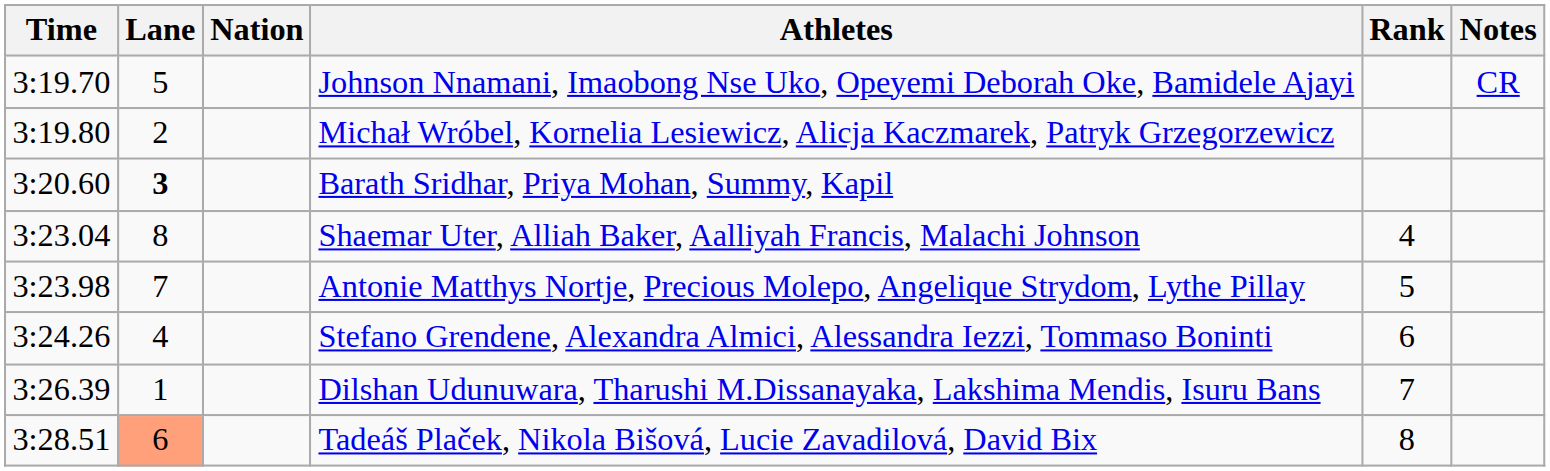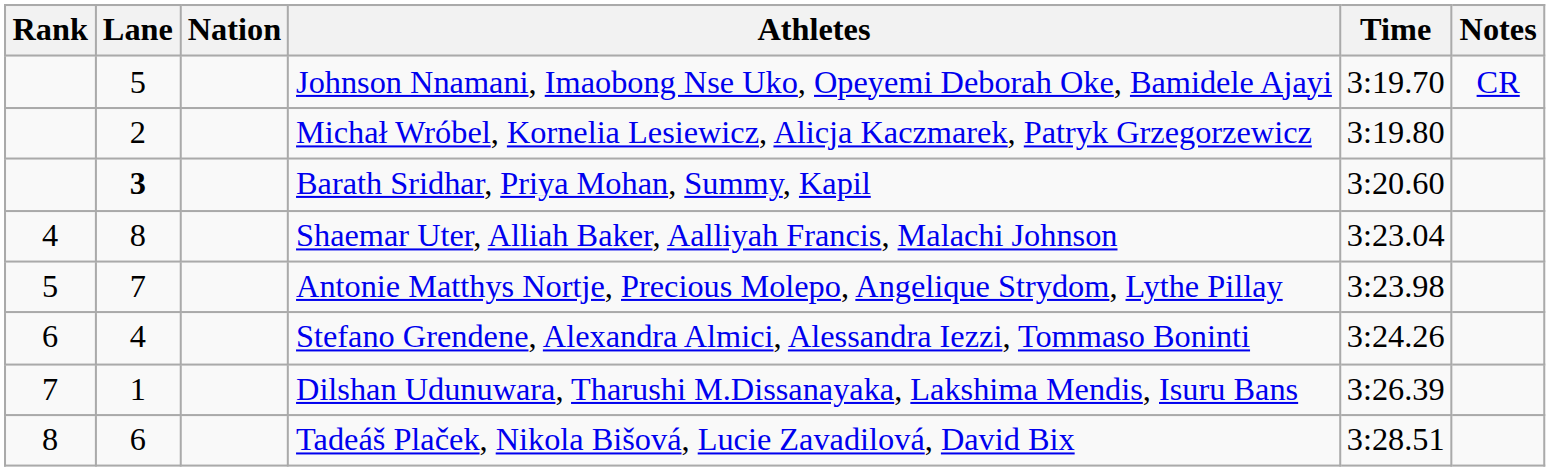columns swapped: (1407, 30) <-> (61, 30)
(160, 440) lightsalmon background -> (138, 440) no background
